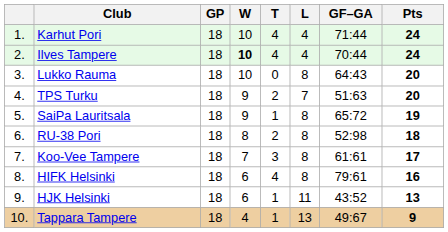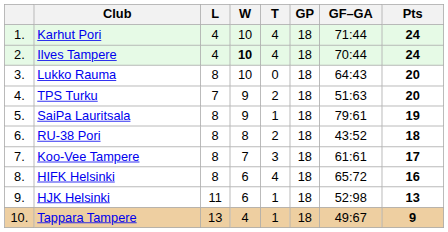columns swapped: (215, 14) <-> (305, 14)
(351, 116) 65:72 -> (351, 116) 79:61
(351, 136) 52:98 -> (351, 136) 43:52
(351, 177) 79:61 -> (351, 177) 65:72
(351, 197) 43:52 -> (351, 197) 52:98
